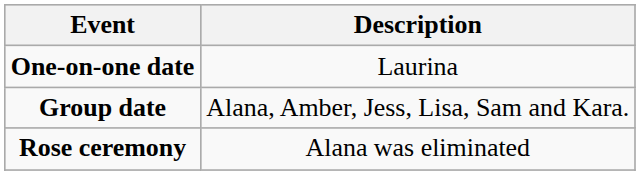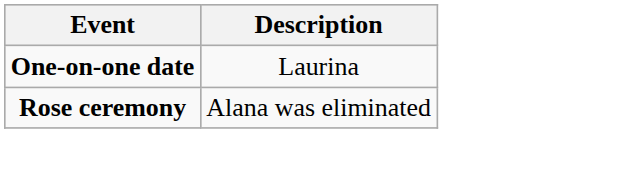- row: (103, 107)
